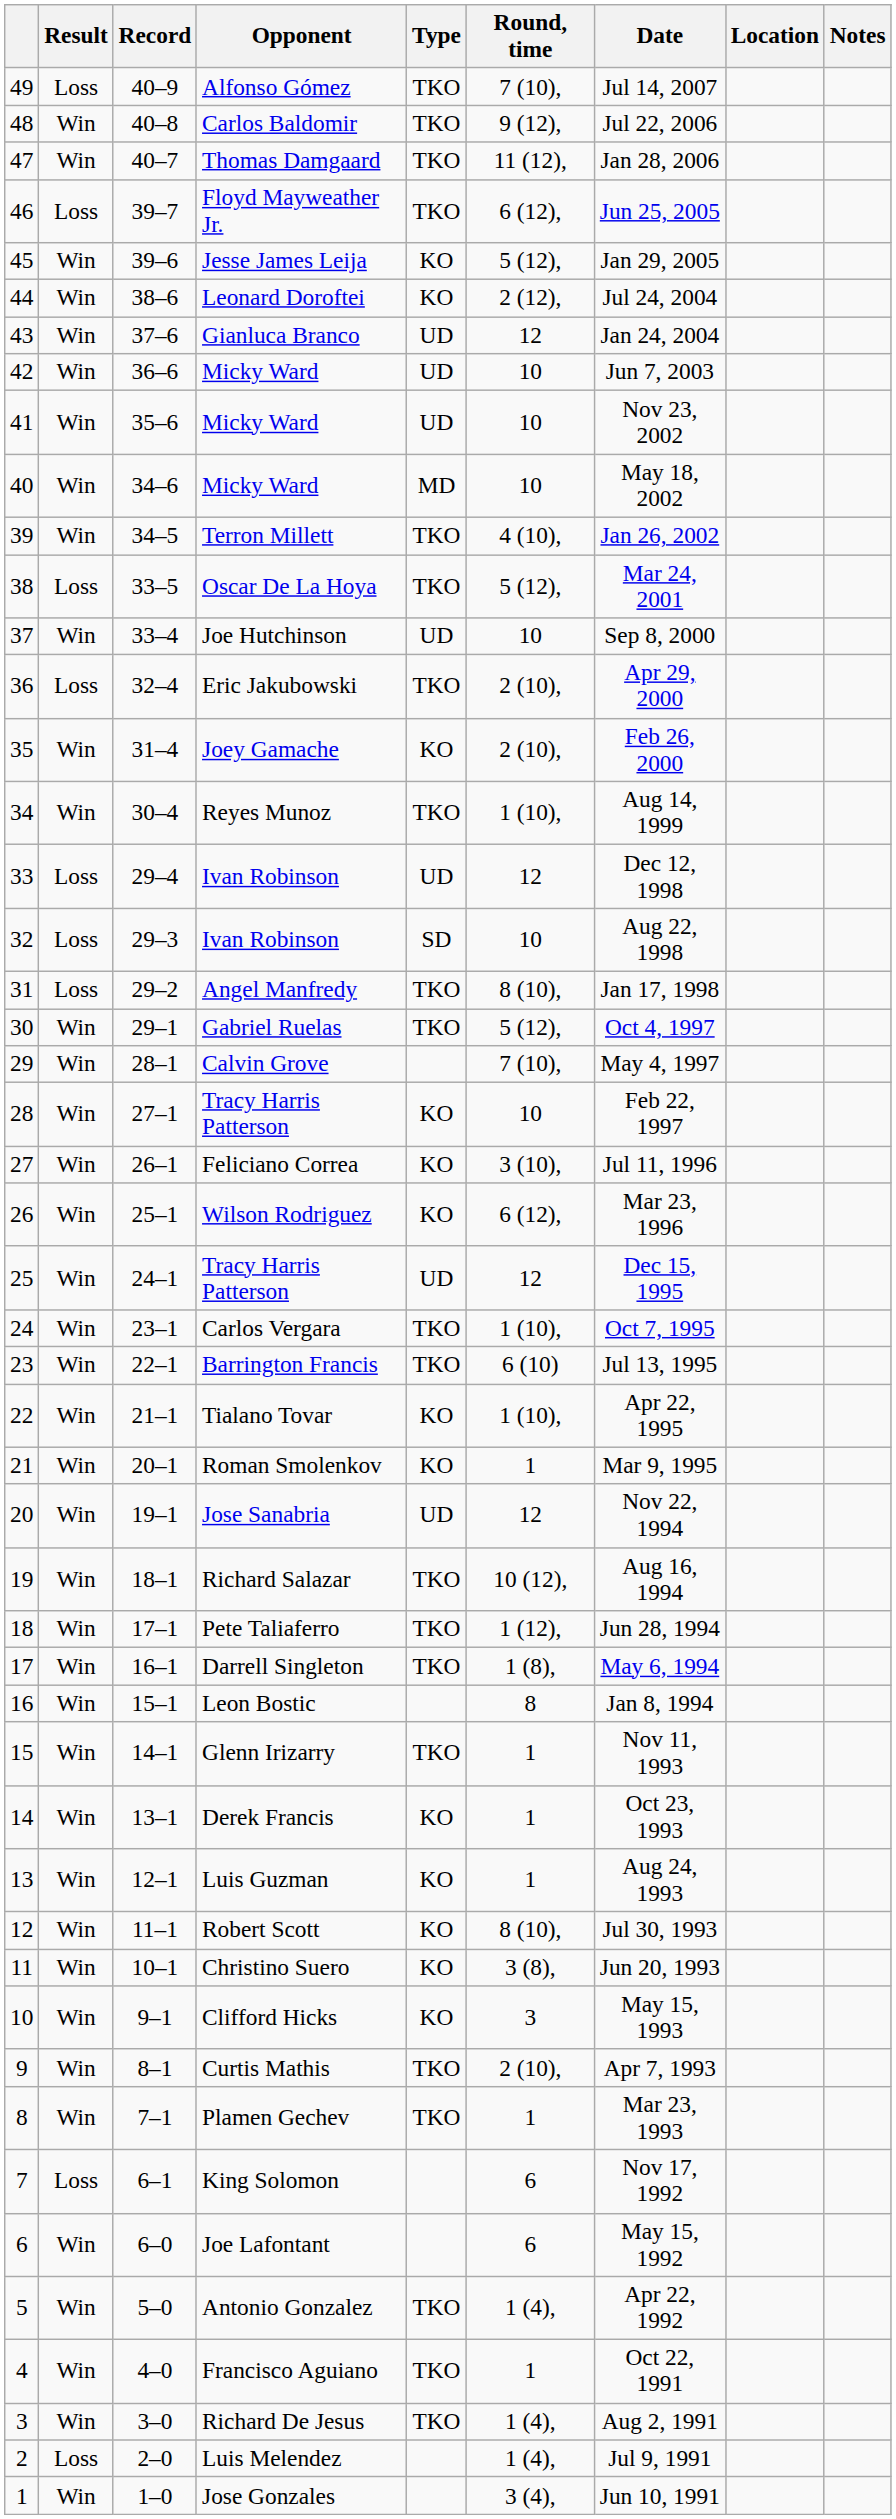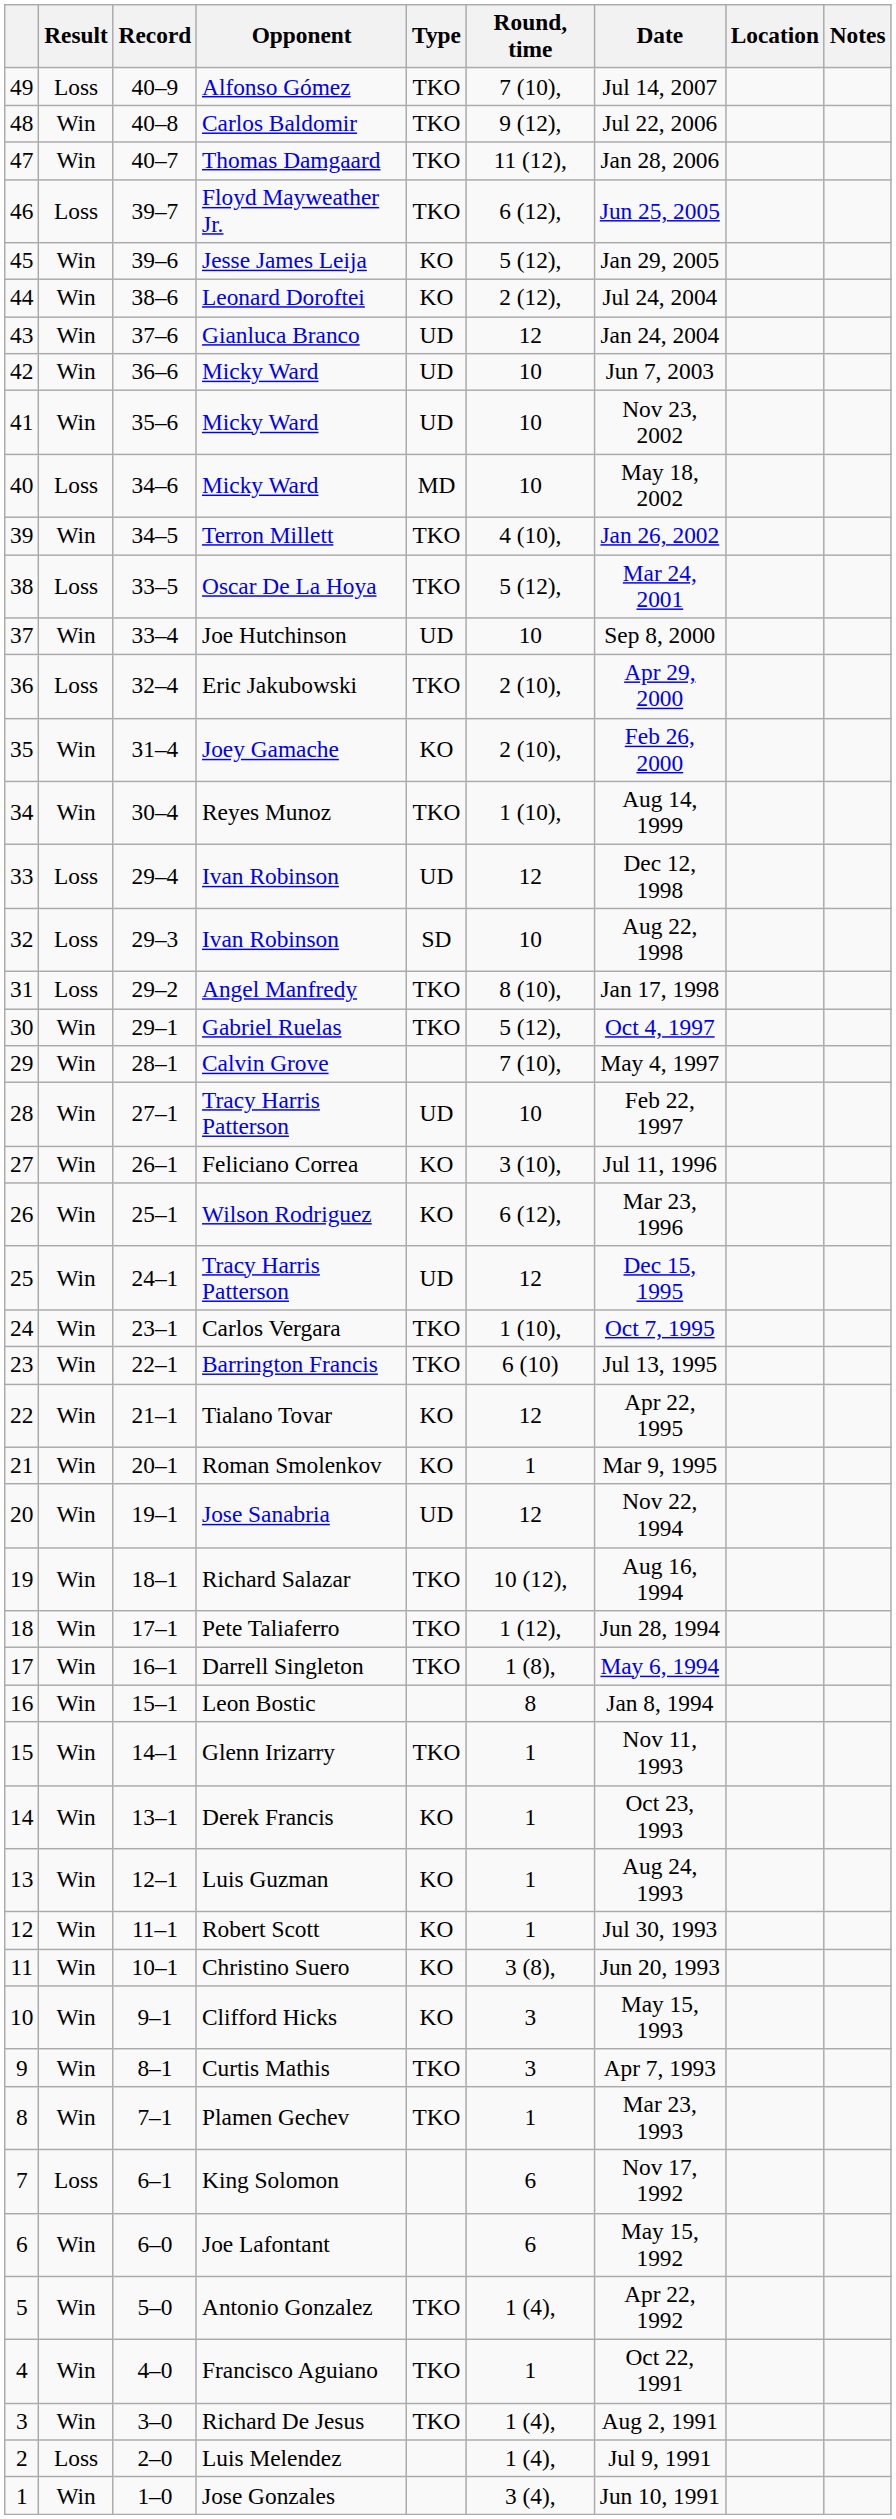(76, 485) Win -> (76, 485) Loss
(436, 1114) KO -> (436, 1114) UD
(530, 1415) 1 (10), -> (530, 1415) 12
(530, 1930) 8 (10), -> (530, 1930) 1
(530, 2067) 2 (10), -> (530, 2067) 3
